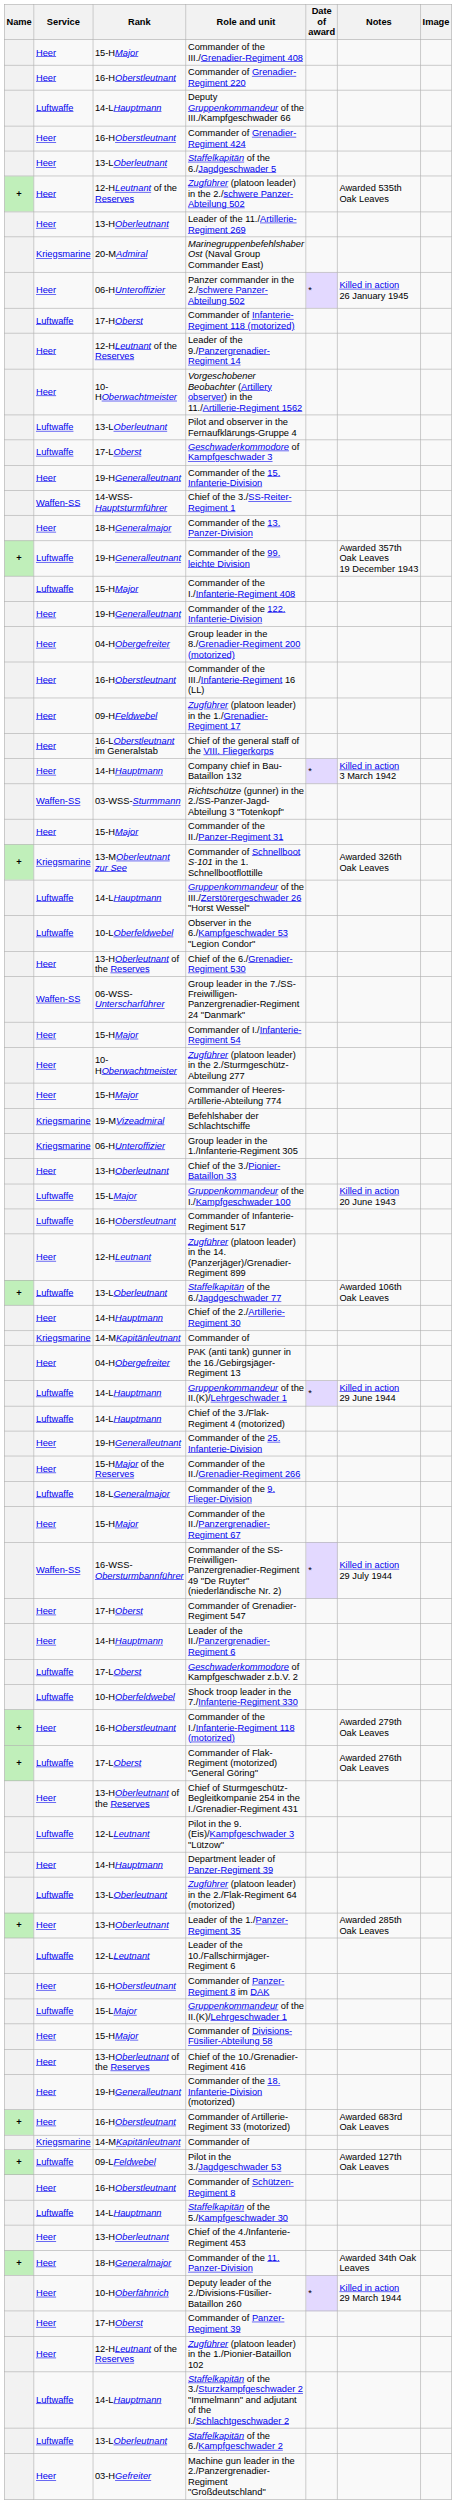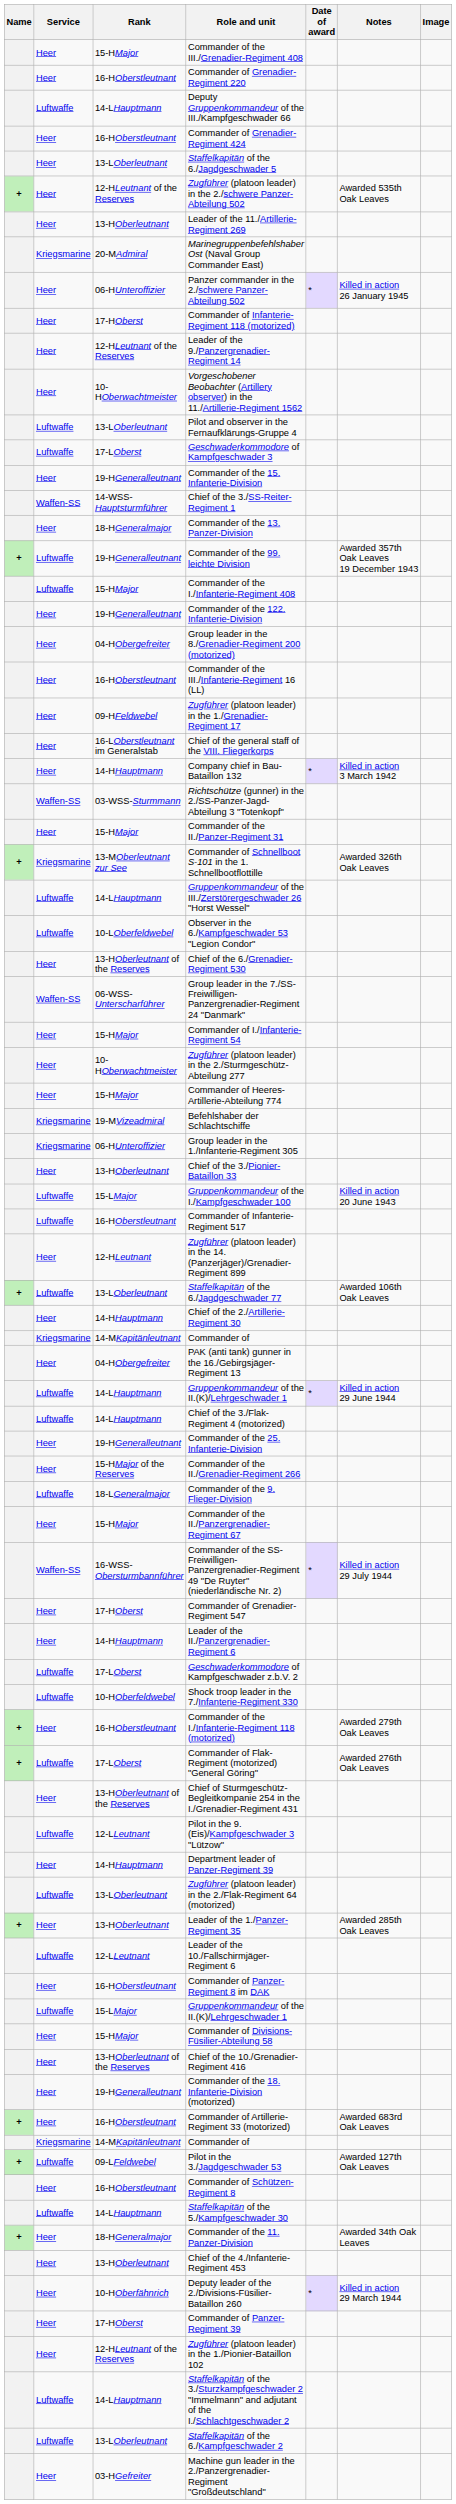(55, 320) Luftwaffe -> (46, 320) Heer
rows swapped: (133, 2263) <-> (132, 2237)
